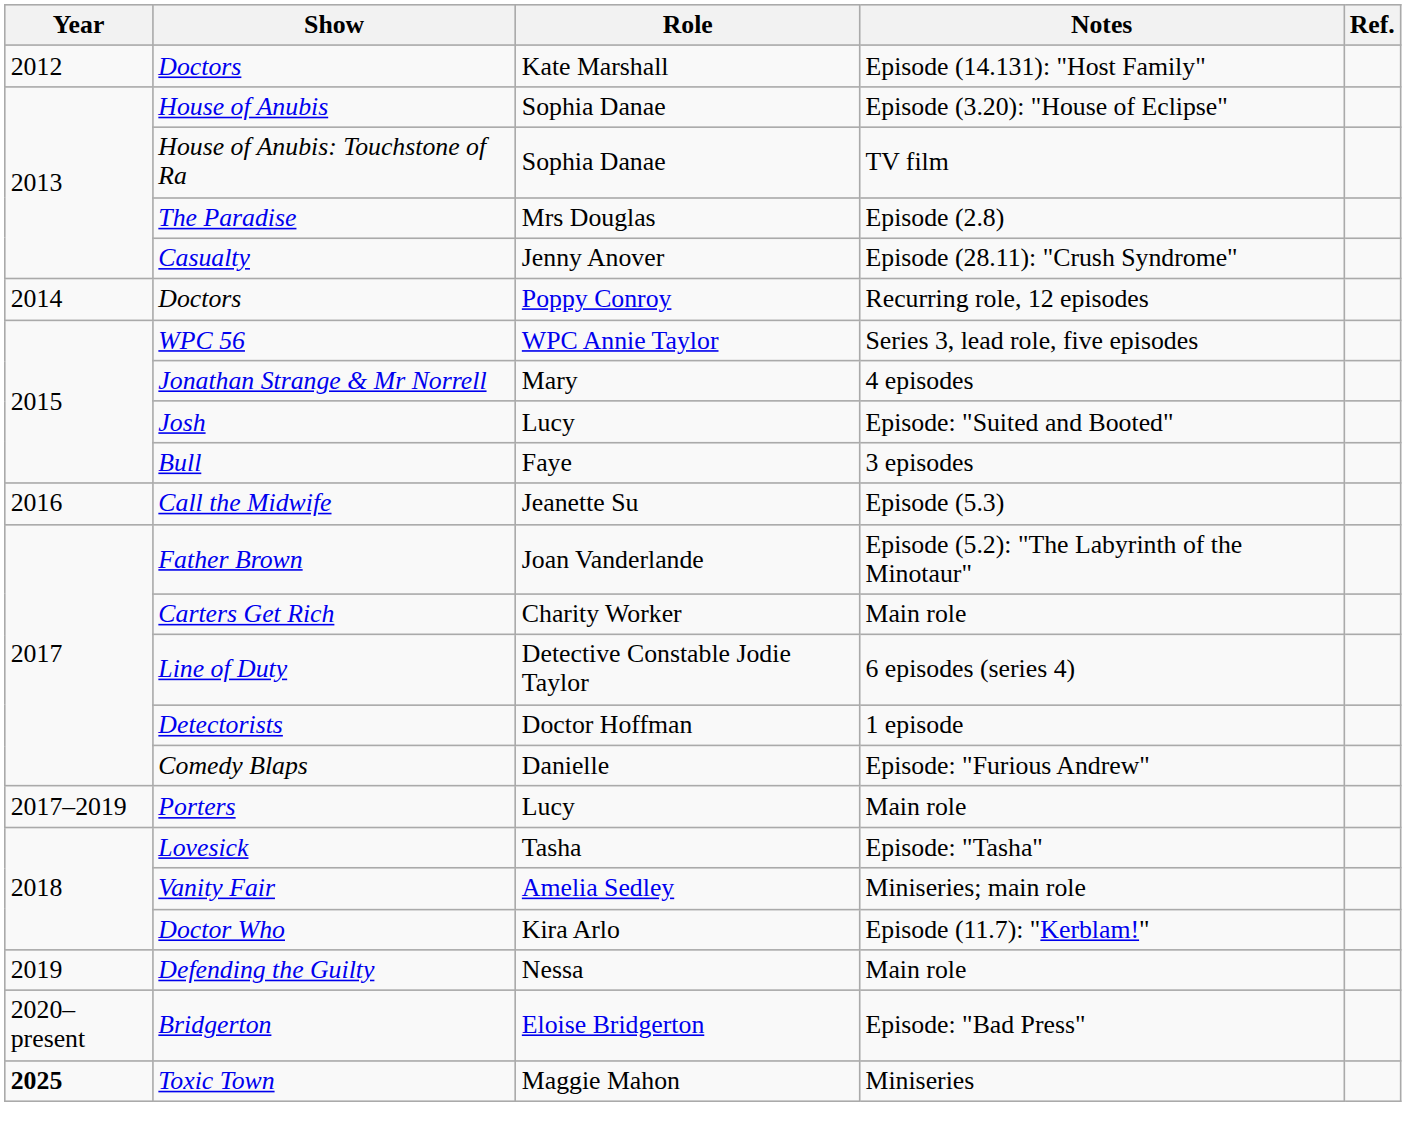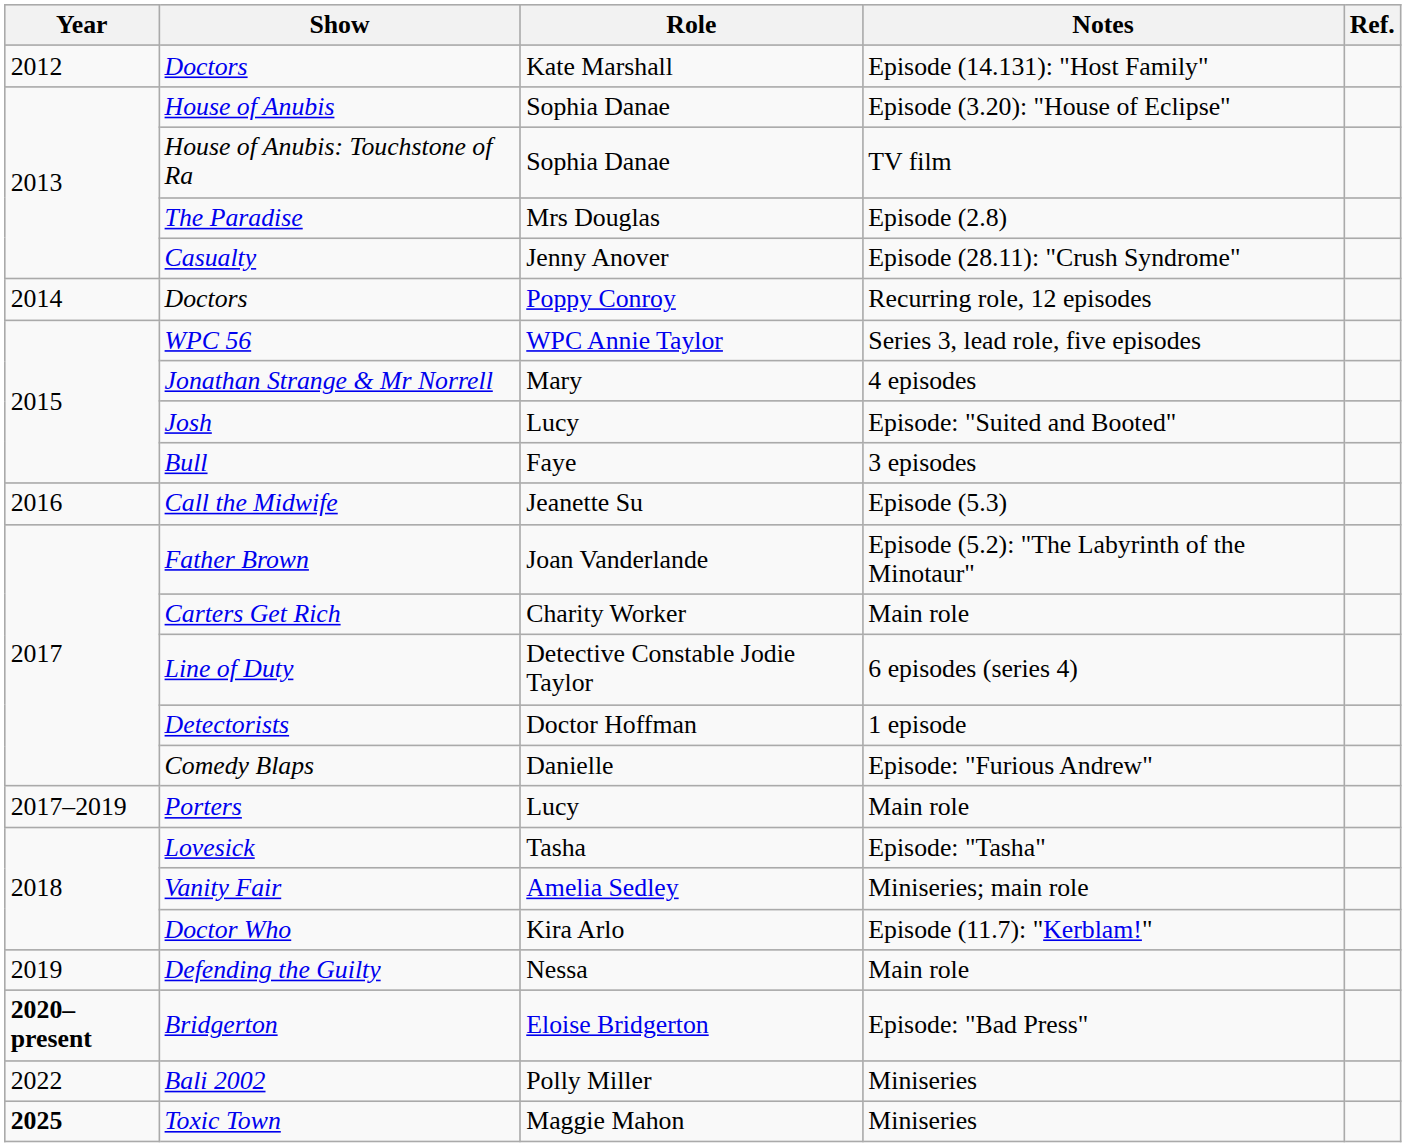(48, 1025) normal -> (51, 1025) bold
+ row: (215, 1080)
